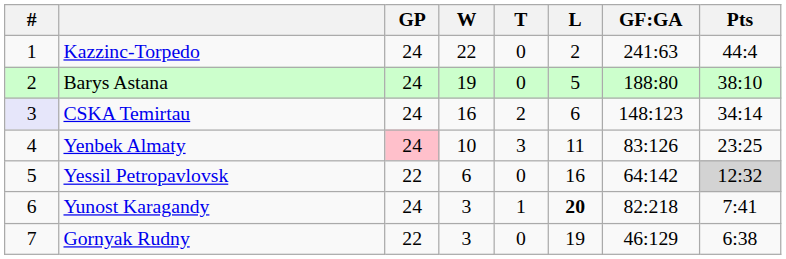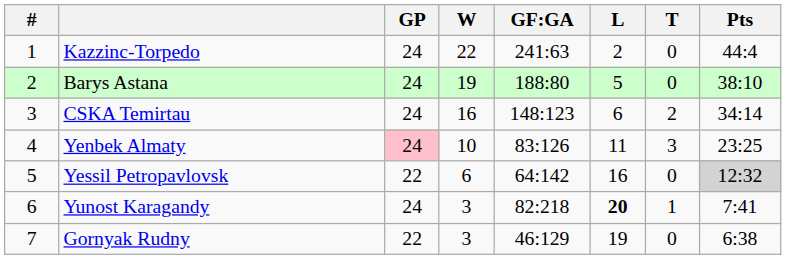columns swapped: (521, 20) <-> (651, 20)
(32, 113) lavender background -> (32, 113) no background
